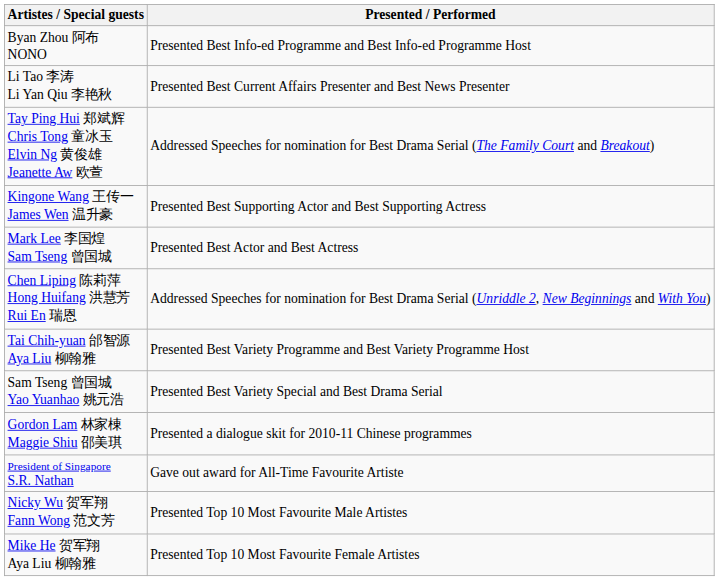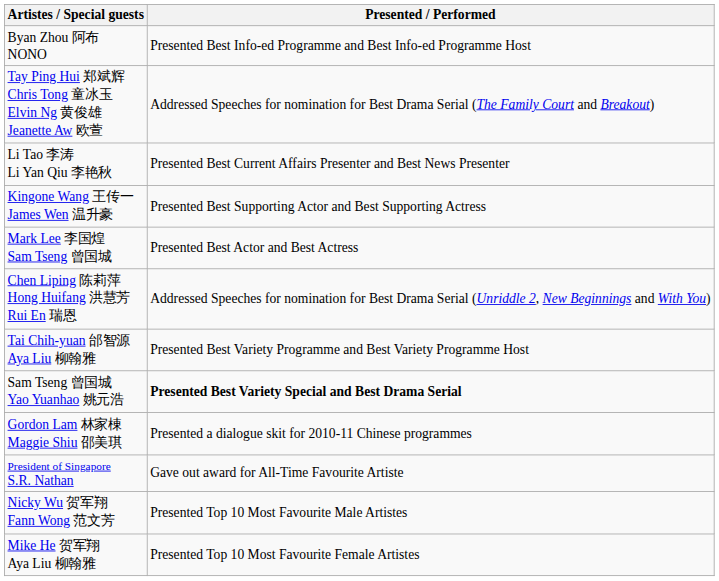rows swapped: (66, 145) <-> (60, 86)
(296, 391) normal -> (306, 391) bold
